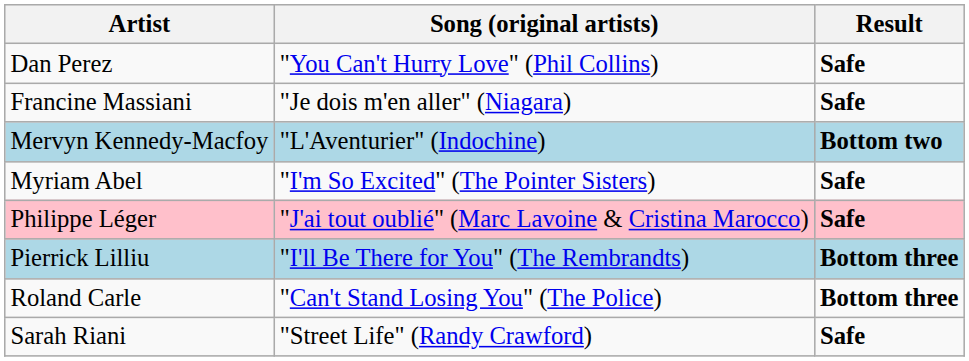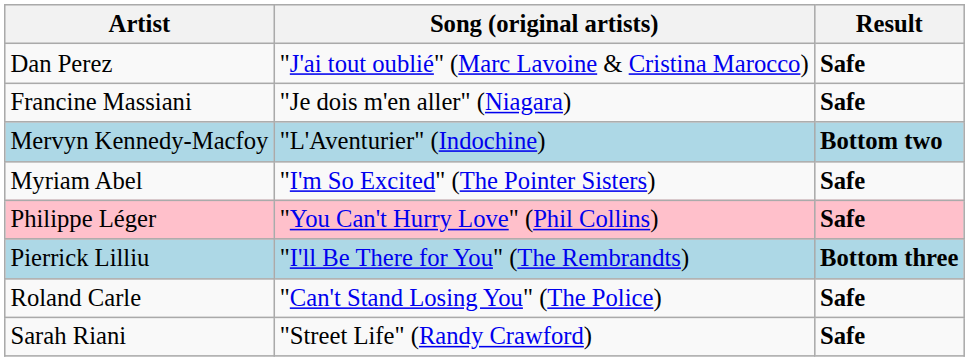(469, 63) "You Can't Hurry Love" (Phil Collins) -> (544, 63) "J'ai tout oublié" (Marc Lavoine & Cristina Marocco)
(544, 219) "J'ai tout oublié" (Marc Lavoine & Cristina Marocco) -> (469, 219) "You Can't Hurry Love" (Phil Collins)
(889, 297) Bottom three -> (843, 297) Safe
